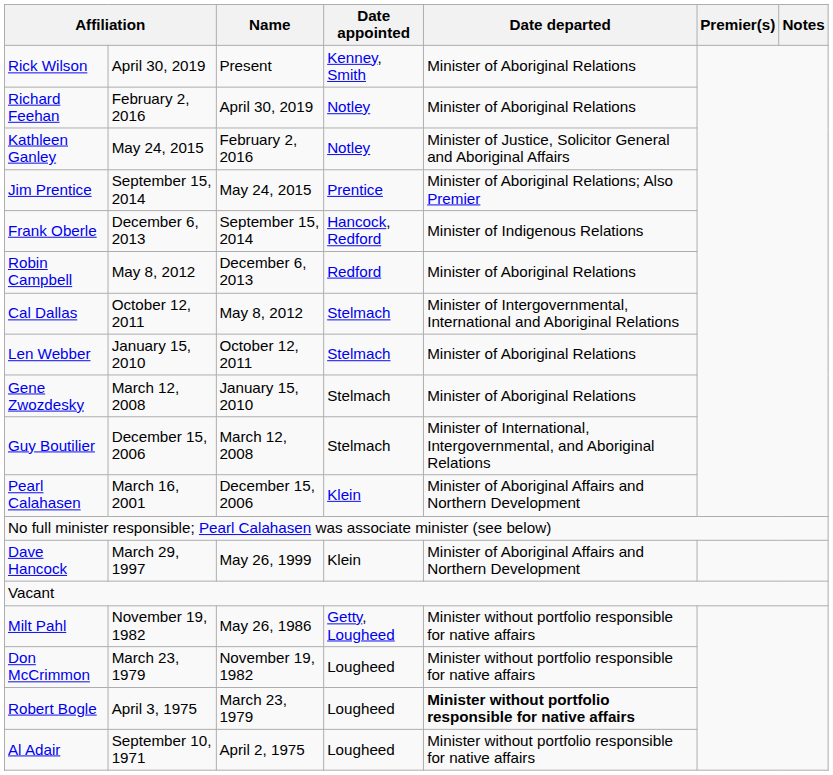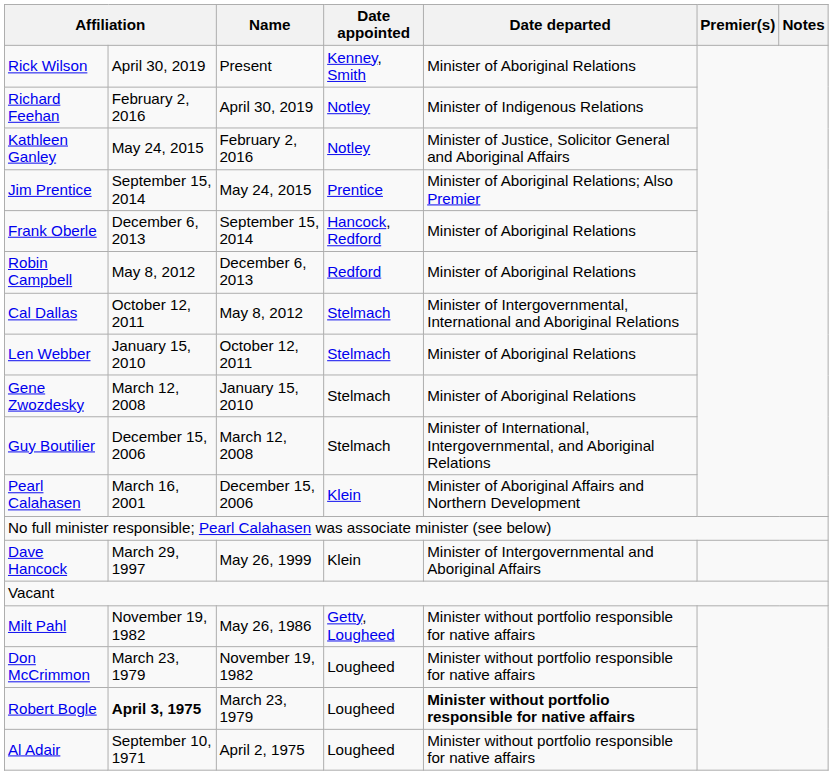(532, 107) Minister of Aboriginal Relations -> (535, 107) Minister of Indigenous Relations
(535, 231) Minister of Indigenous Relations -> (532, 231) Minister of Aboriginal Relations
(536, 560) Minister of Aboriginal Affairs and Northern Development -> (540, 560) Minister of Intergovernmental and Aboriginal Affairs
(154, 708) normal -> (156, 708) bold
